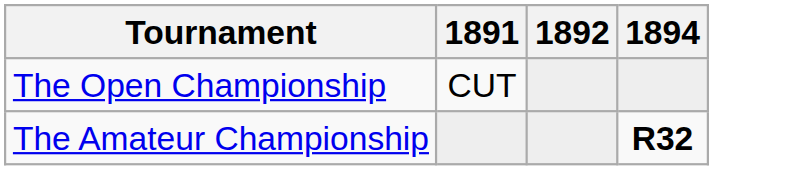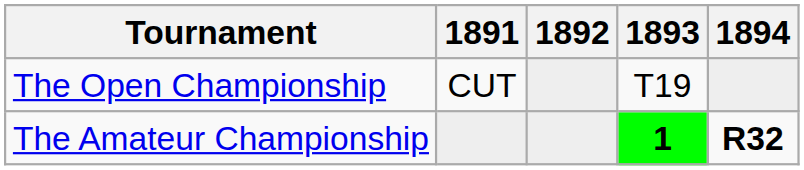+ column: (663, 32)
